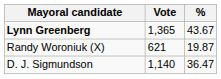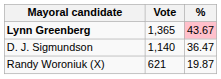(200, 30) no background -> (200, 30) pink background
rows swapped: (50, 64) <-> (56, 47)
